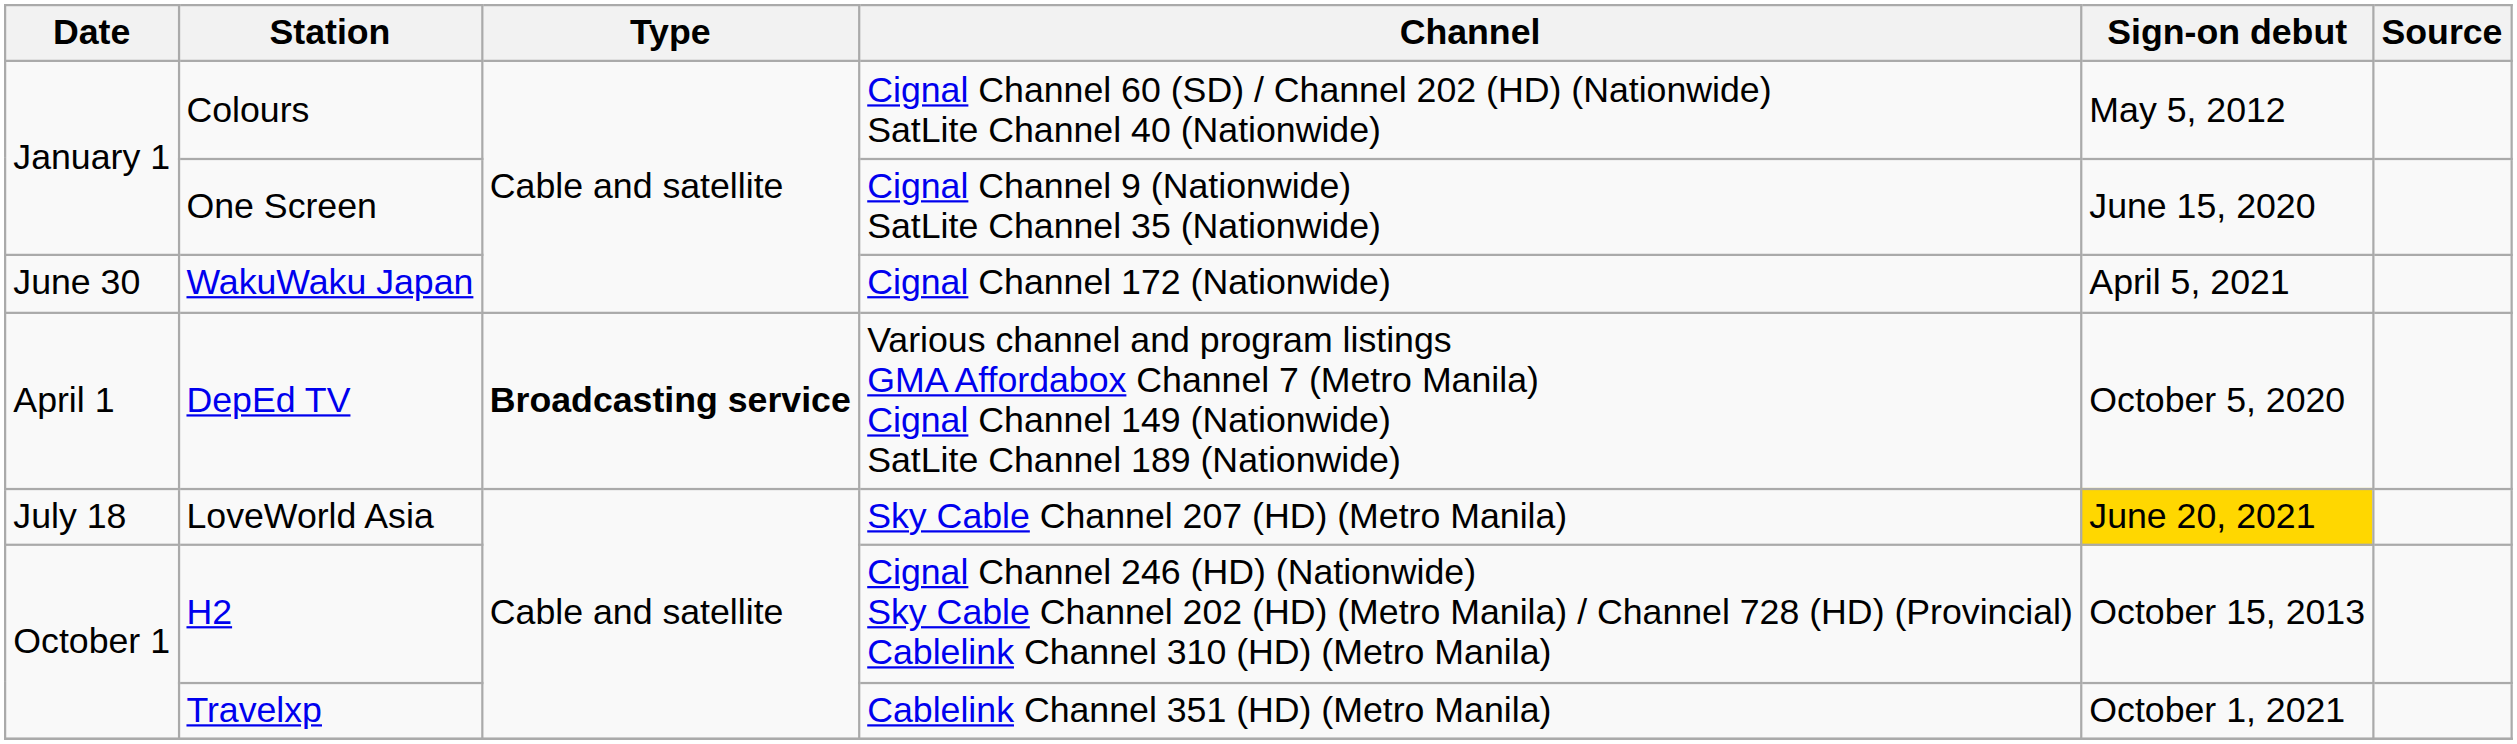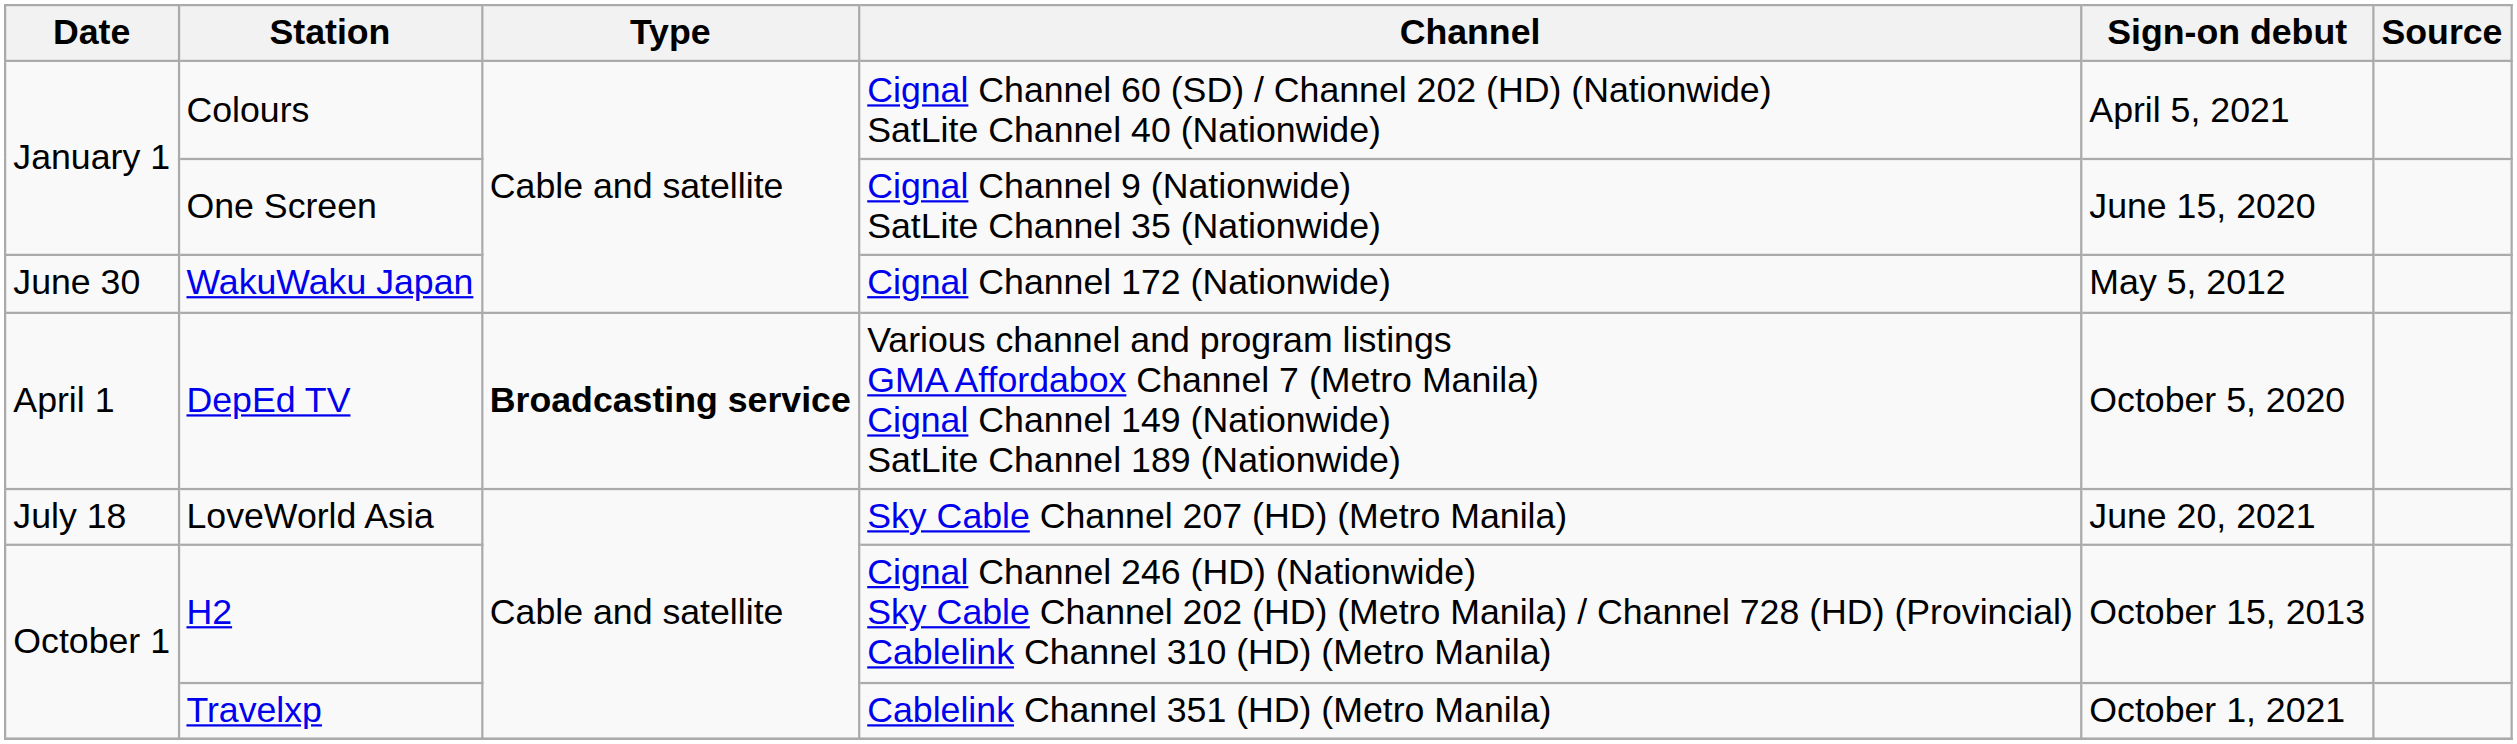(2188, 109) May 5, 2012 -> (2190, 109) April 5, 2021
(2190, 282) April 5, 2021 -> (2188, 282) May 5, 2012
(2202, 516) gold background -> (2202, 516) no background
